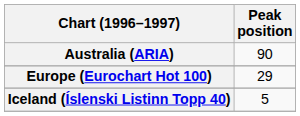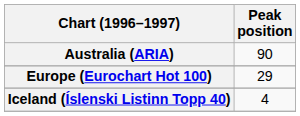(265, 99) 5 -> (265, 99) 4
